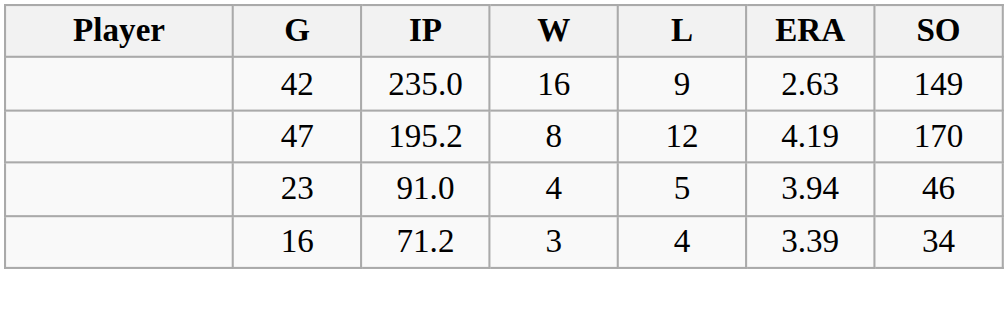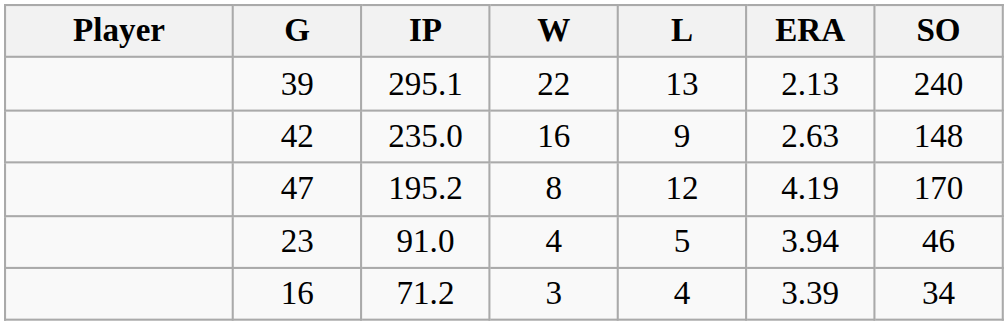+ row: (297, 83)
(938, 83) 149 -> (938, 135) 148
